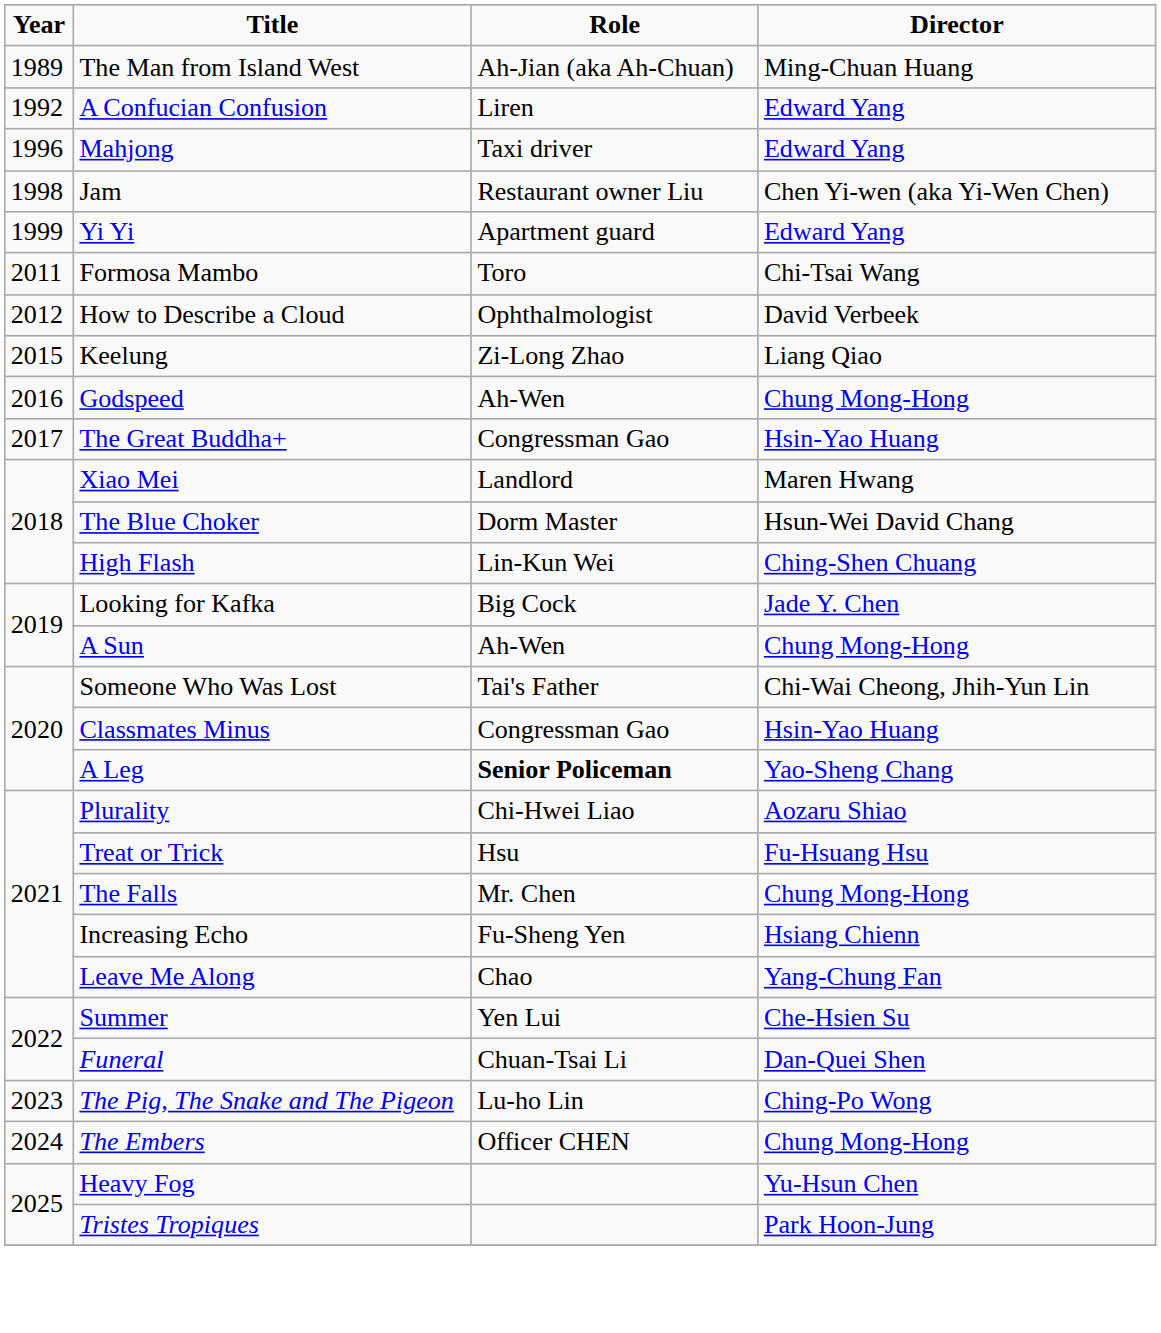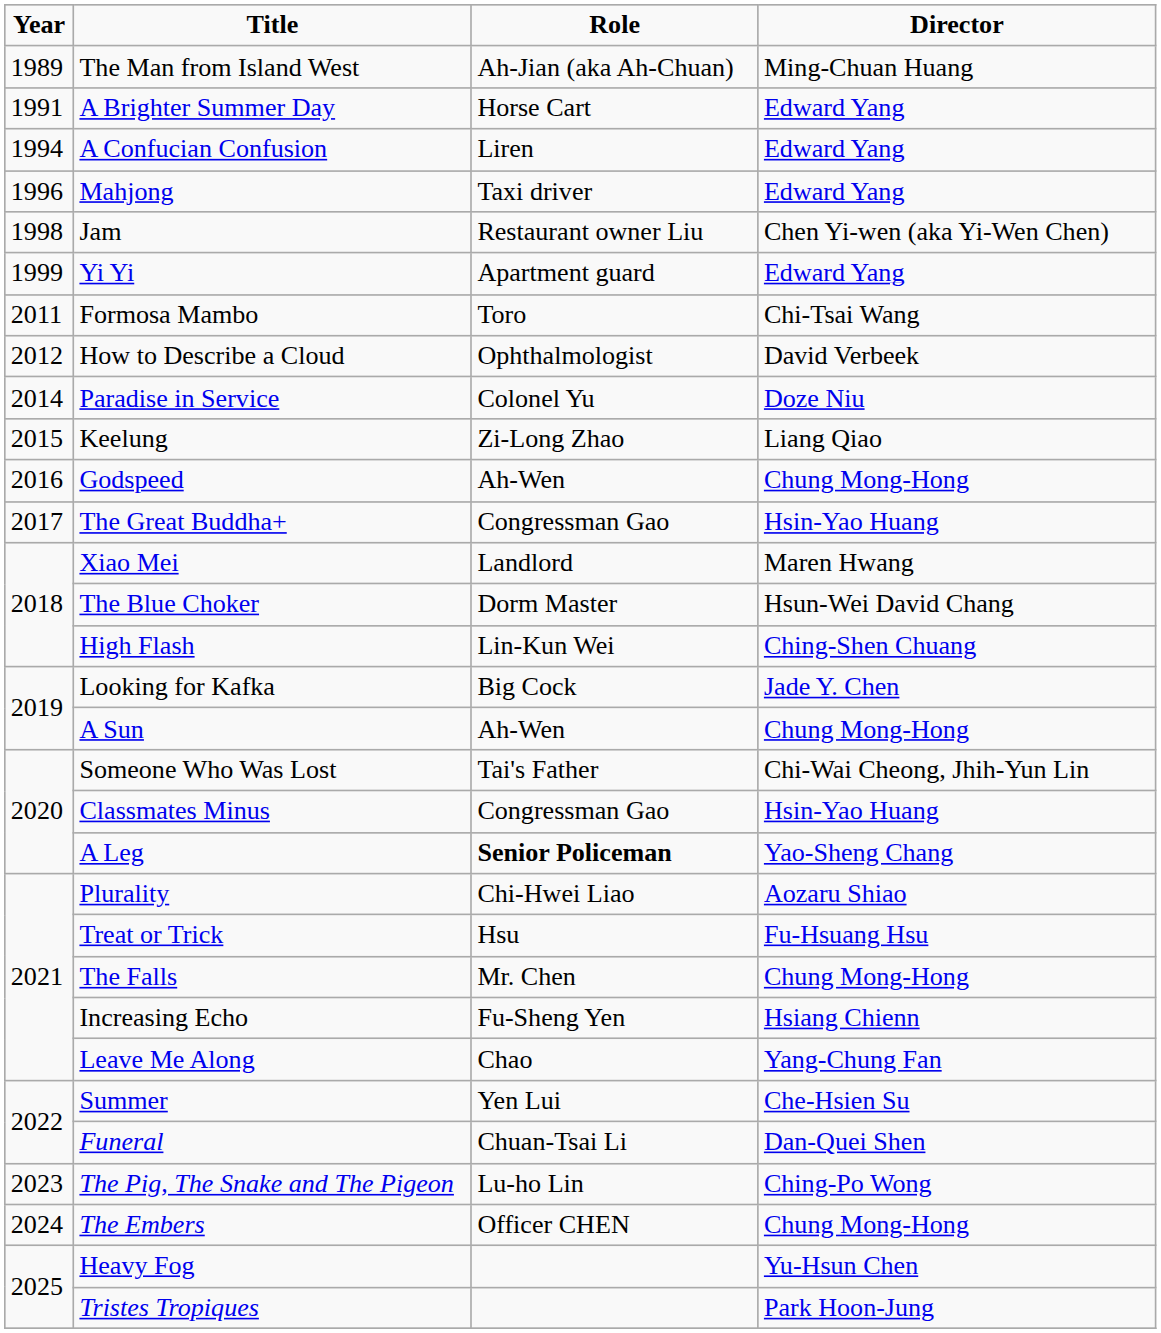+ row: (207, 107)
(37, 107) 1992 -> (37, 149) 1994
+ row: (179, 397)
